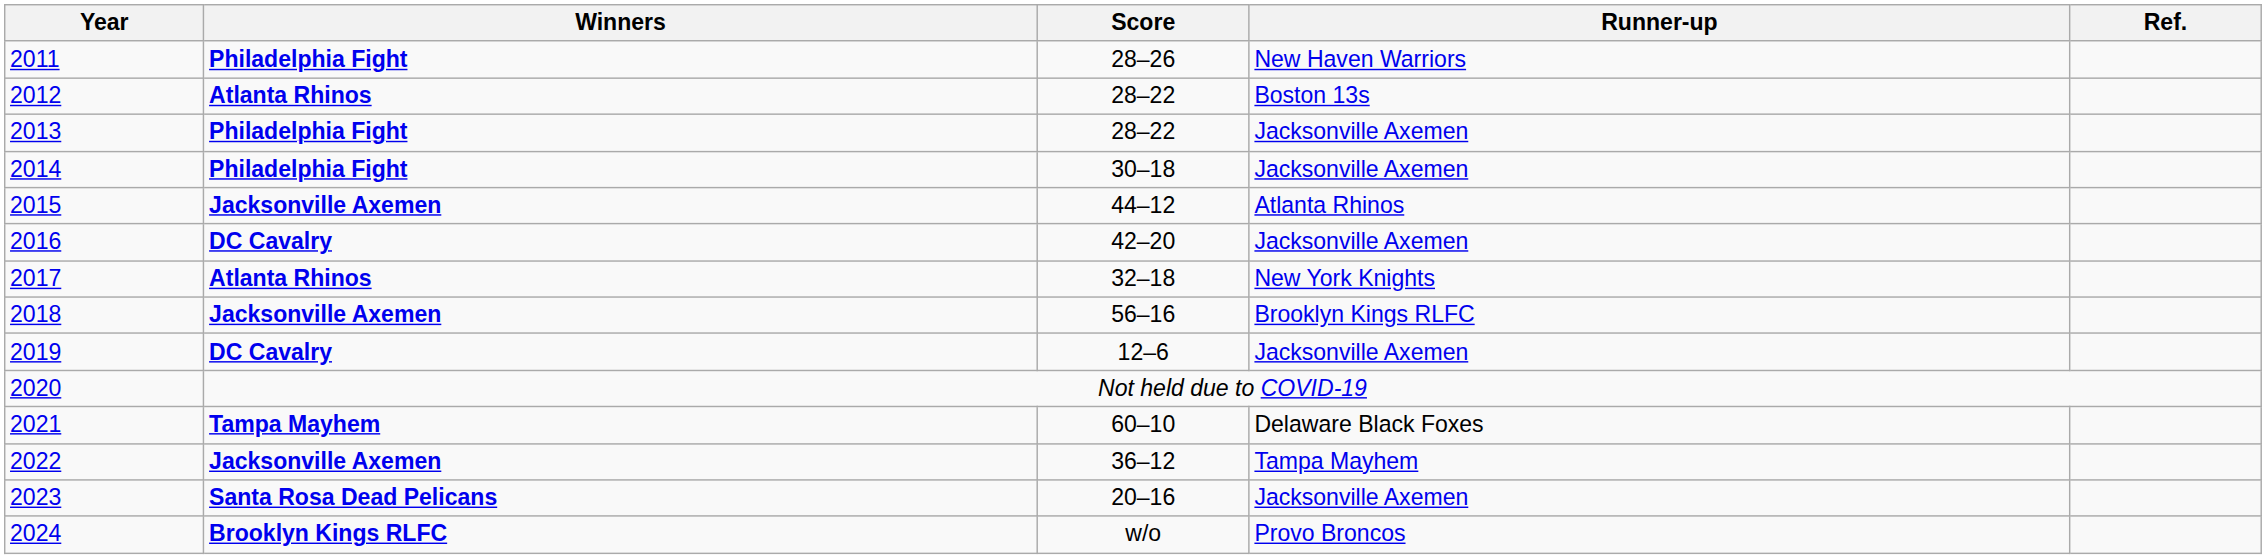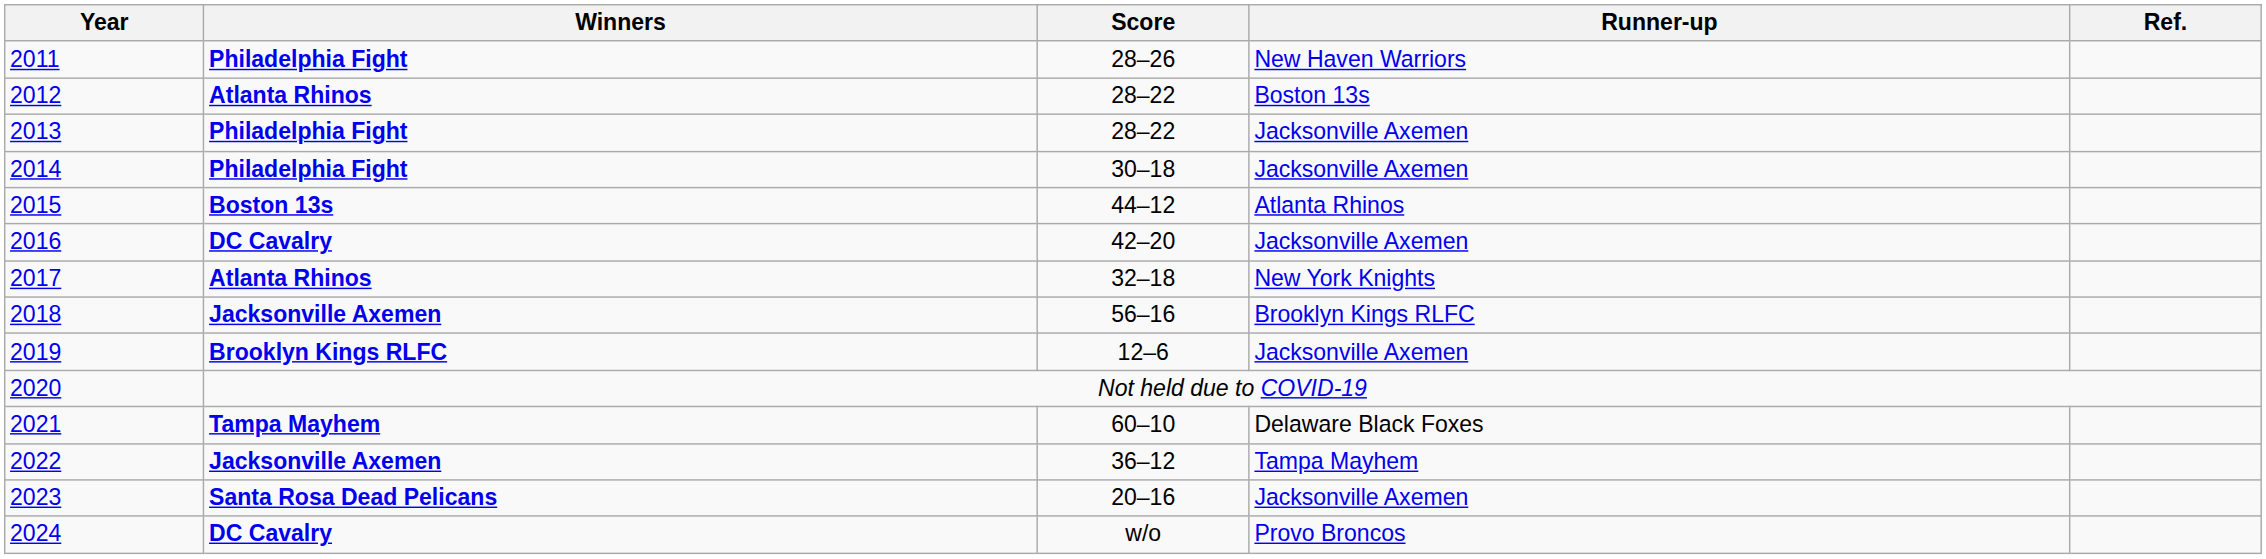(325, 205) Jacksonville Axemen -> (271, 205) Boston 13s
(271, 351) DC Cavalry -> (328, 351) Brooklyn Kings RLFC
(328, 534) Brooklyn Kings RLFC -> (271, 534) DC Cavalry
